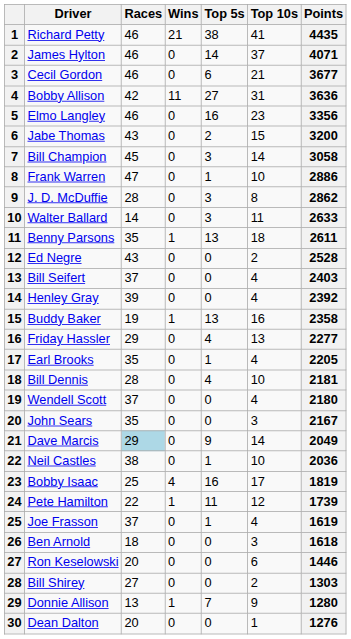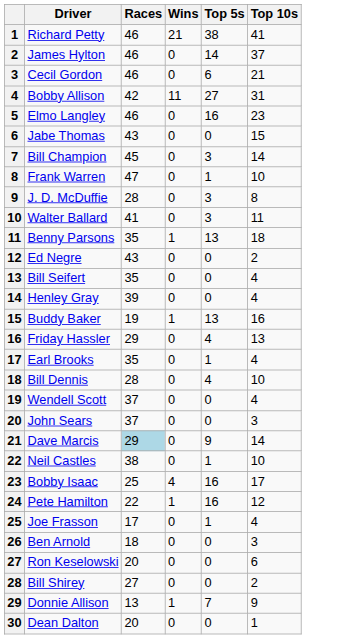- column: (324, 14)
(208, 136) 2 -> (208, 136) 0
(132, 217) 14 -> (132, 217) 41
(132, 278) 37 -> (132, 278) 35
(132, 420) 35 -> (132, 420) 37
(211, 501) 11 -> (212, 501) 16
(132, 522) 37 -> (132, 522) 17
